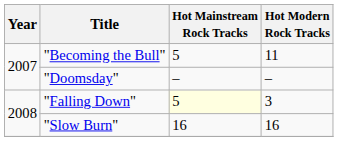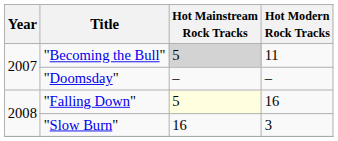(176, 55) no background -> (176, 55) lightgrey background
(268, 101) 3 -> (272, 101) 16
(272, 124) 16 -> (268, 124) 3
